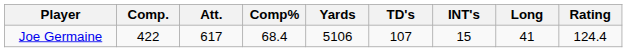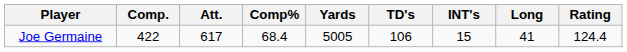(338, 36) 5106 -> (338, 36) 5005
(401, 36) 107 -> (401, 36) 106
